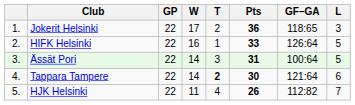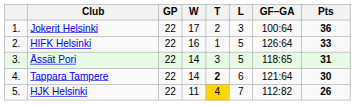columns swapped: (338, 12) <-> (254, 12)
(302, 28) 118:65 -> (277, 28) 100:64
(302, 60) 100:64 -> (277, 60) 118:65
(217, 92) no background -> (217, 92) gold background
